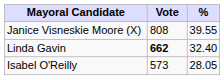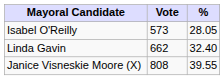rows swapped: (74, 30) <-> (42, 65)
(159, 48) bold -> (159, 48) normal
